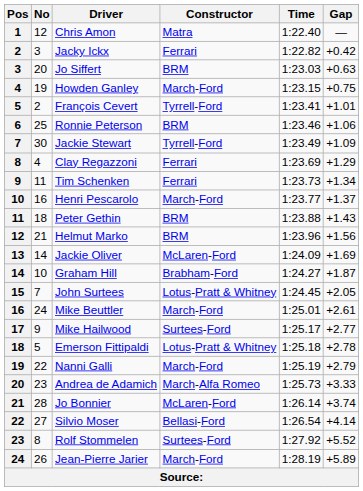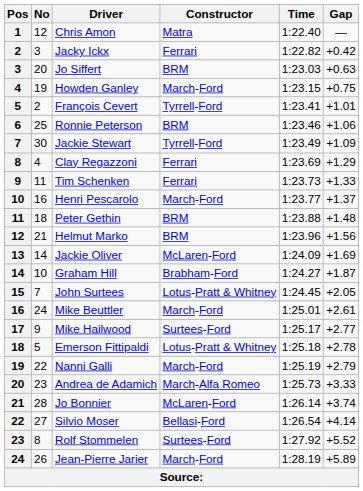(341, 181) +1.34 -> (341, 181) +1.33
(341, 218) +1.43 -> (341, 218) +1.48
